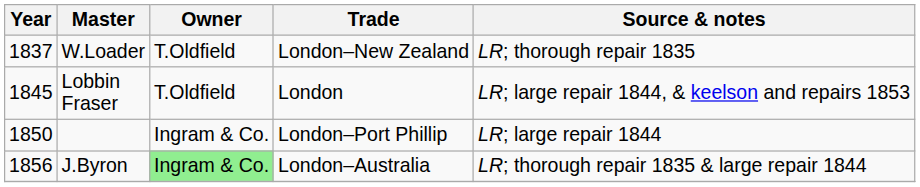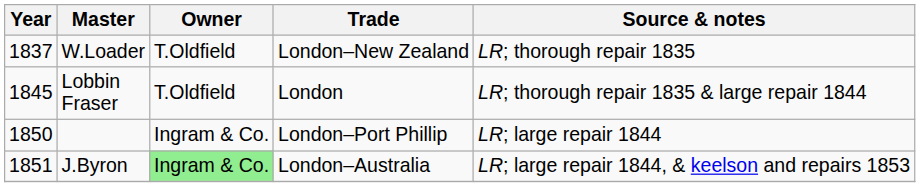(694, 92) LR; large repair 1844, & keelson and repairs 1853 -> (672, 92) LR; thorough repair 1835 & large repair 1844
(31, 165) 1856 -> (31, 165) 1851
(672, 165) LR; thorough repair 1835 & large repair 1844 -> (694, 165) LR; large repair 1844, & keelson and repairs 1853
